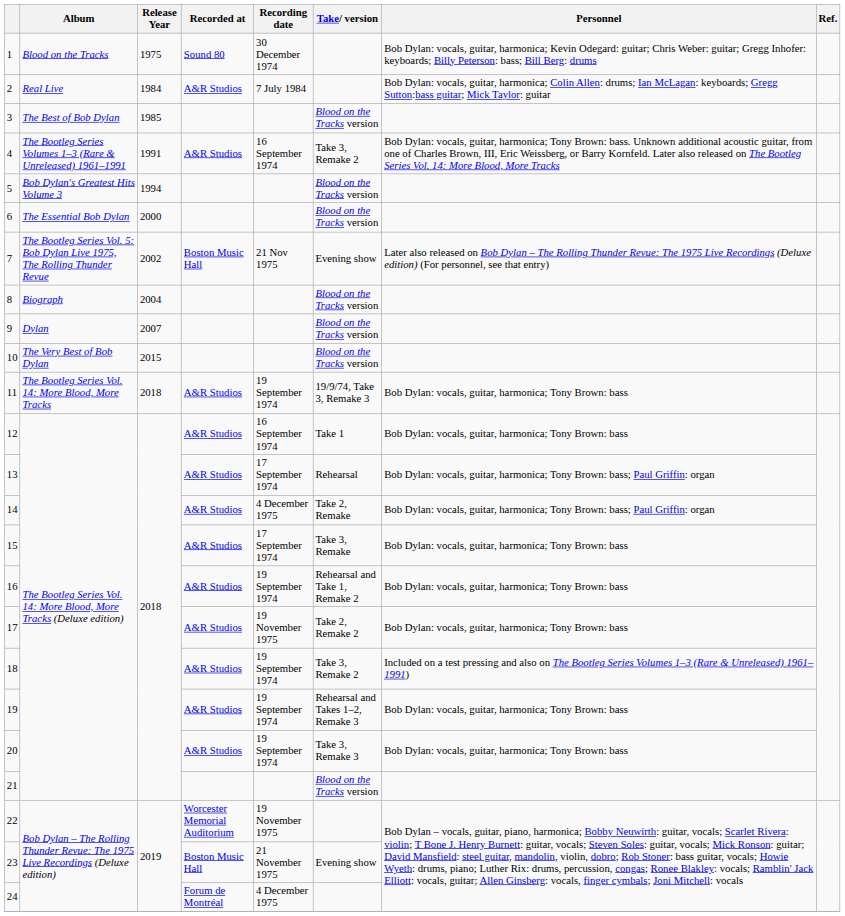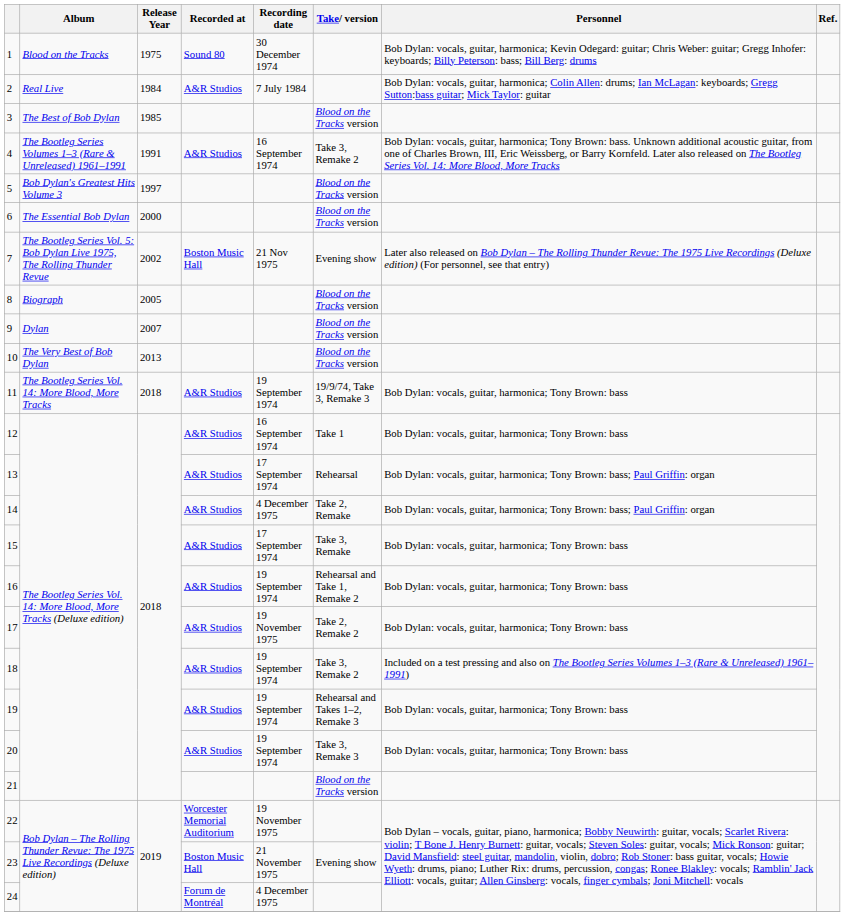(151, 188) 1994 -> (151, 188) 1997
(151, 299) 2004 -> (151, 299) 2005
(151, 357) 2015 -> (151, 357) 2013
